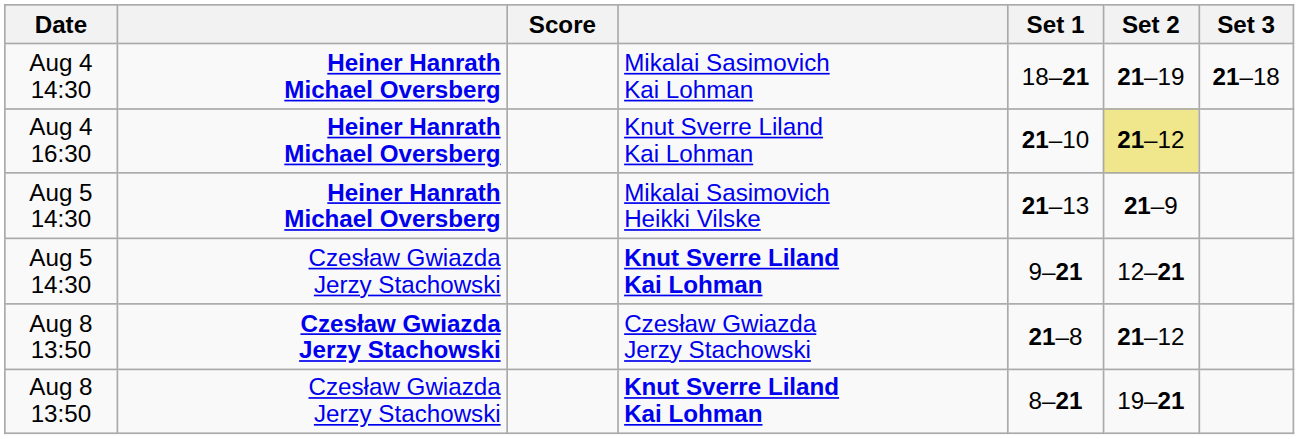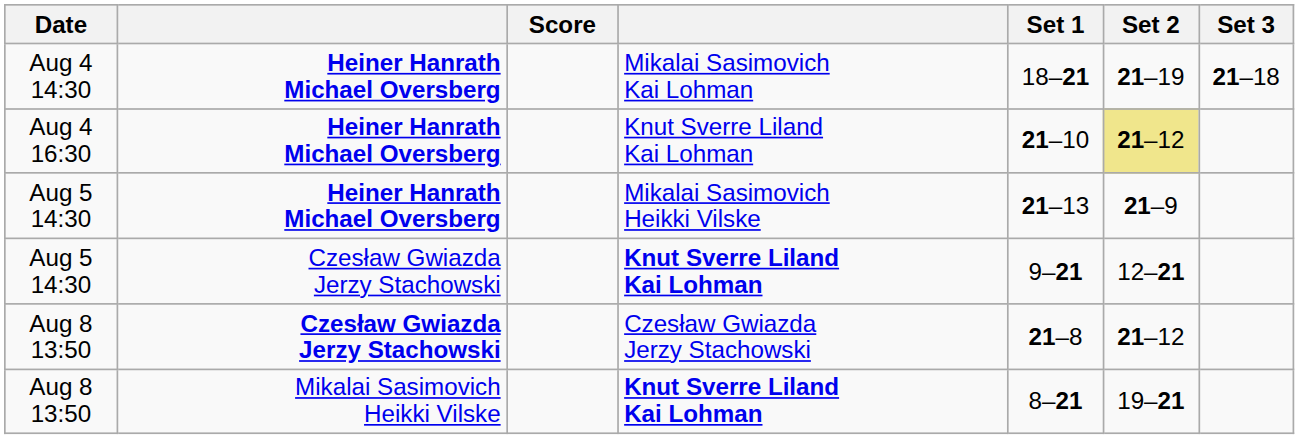(405, 402) Czesław Gwiazda Jerzy Stachowski -> (398, 402) Mikalai Sasimovich Heikki Vilske
